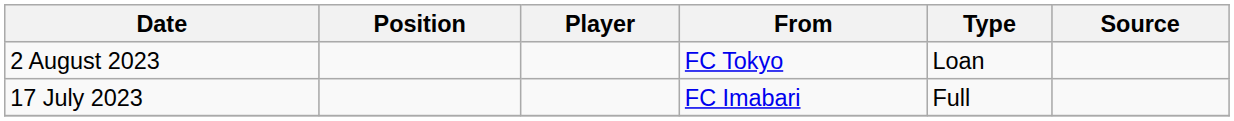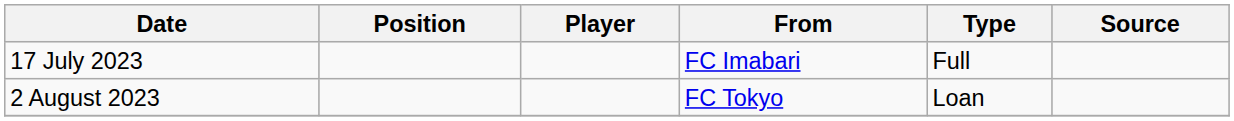rows swapped: (77, 98) <-> (85, 61)
